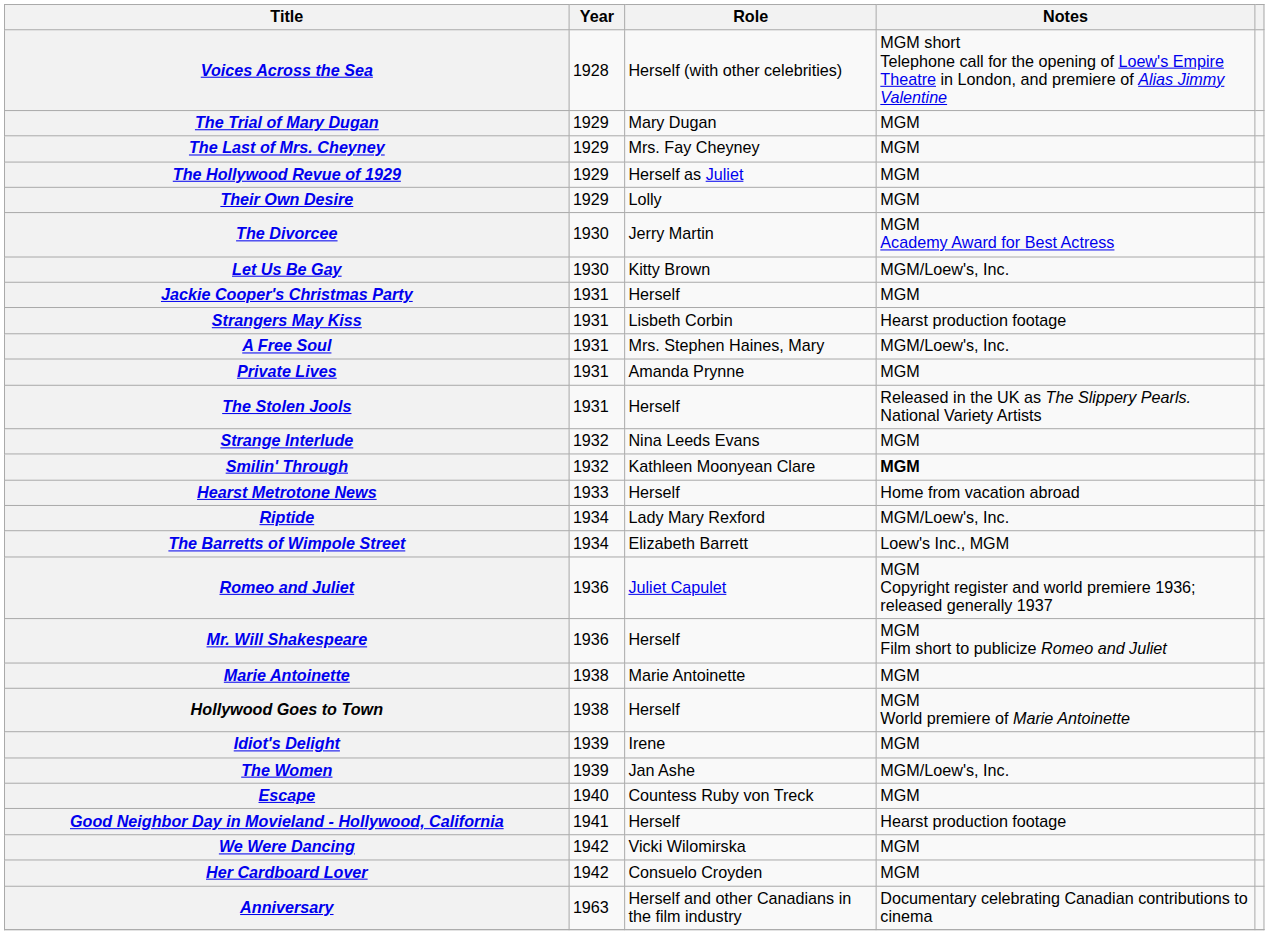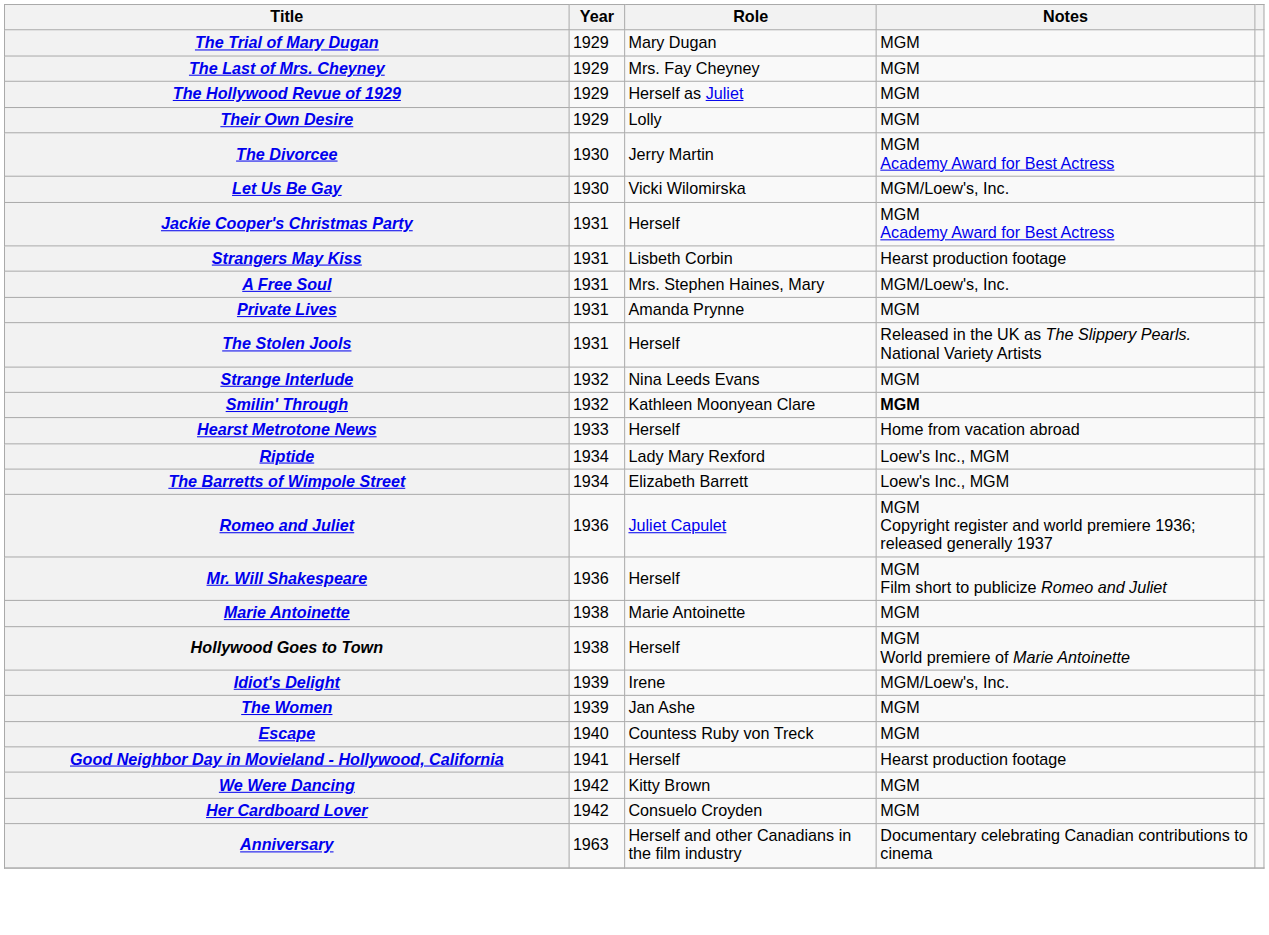- row: (287, 70)
(669, 269) Kitty Brown -> (687, 189) Vicki Wilomirska
(900, 295) MGM -> (997, 223) MGM Academy Award for Best Actress
(945, 518) MGM/Loew's, Inc. -> (945, 456) Loew's Inc., MGM
(900, 744) MGM -> (945, 682) MGM/Loew's, Inc.
(945, 770) MGM/Loew's, Inc. -> (900, 708) MGM
(687, 847) Vicki Wilomirska -> (669, 785) Kitty Brown
